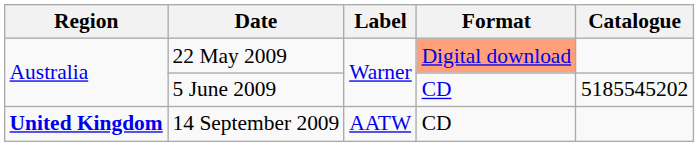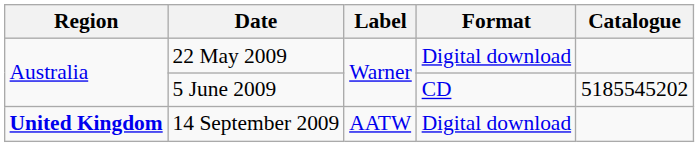(496, 55) lightsalmon background -> (496, 55) no background
(437, 123) CD -> (496, 123) Digital download
